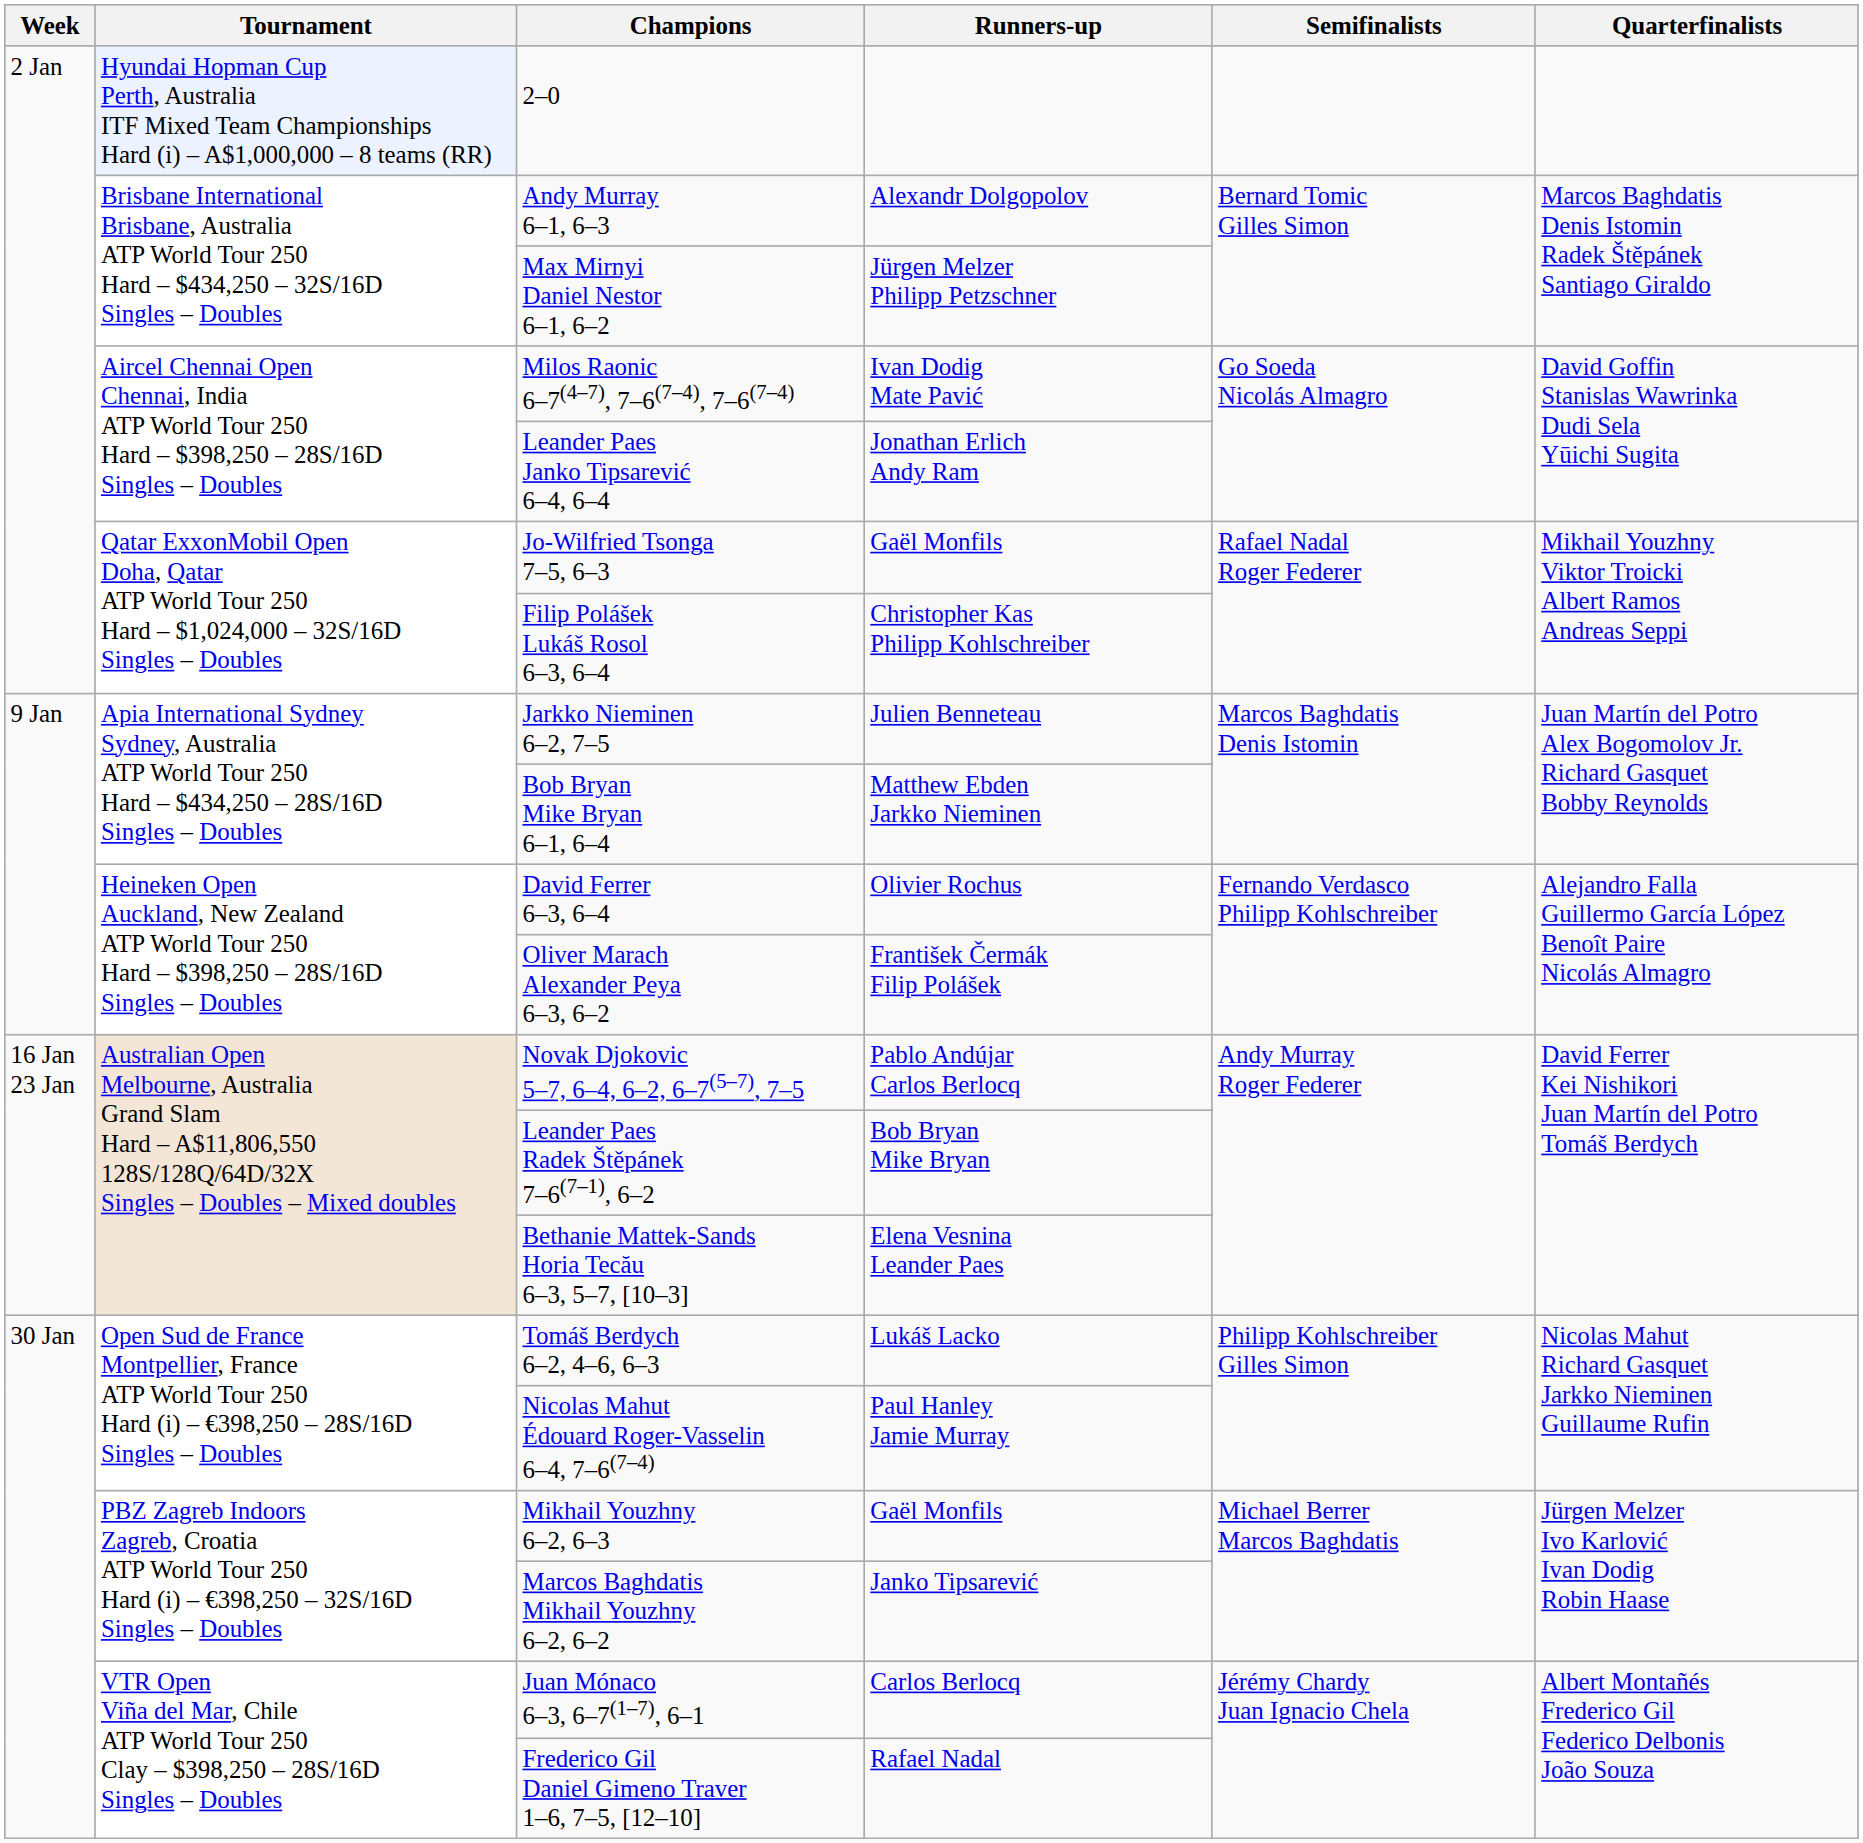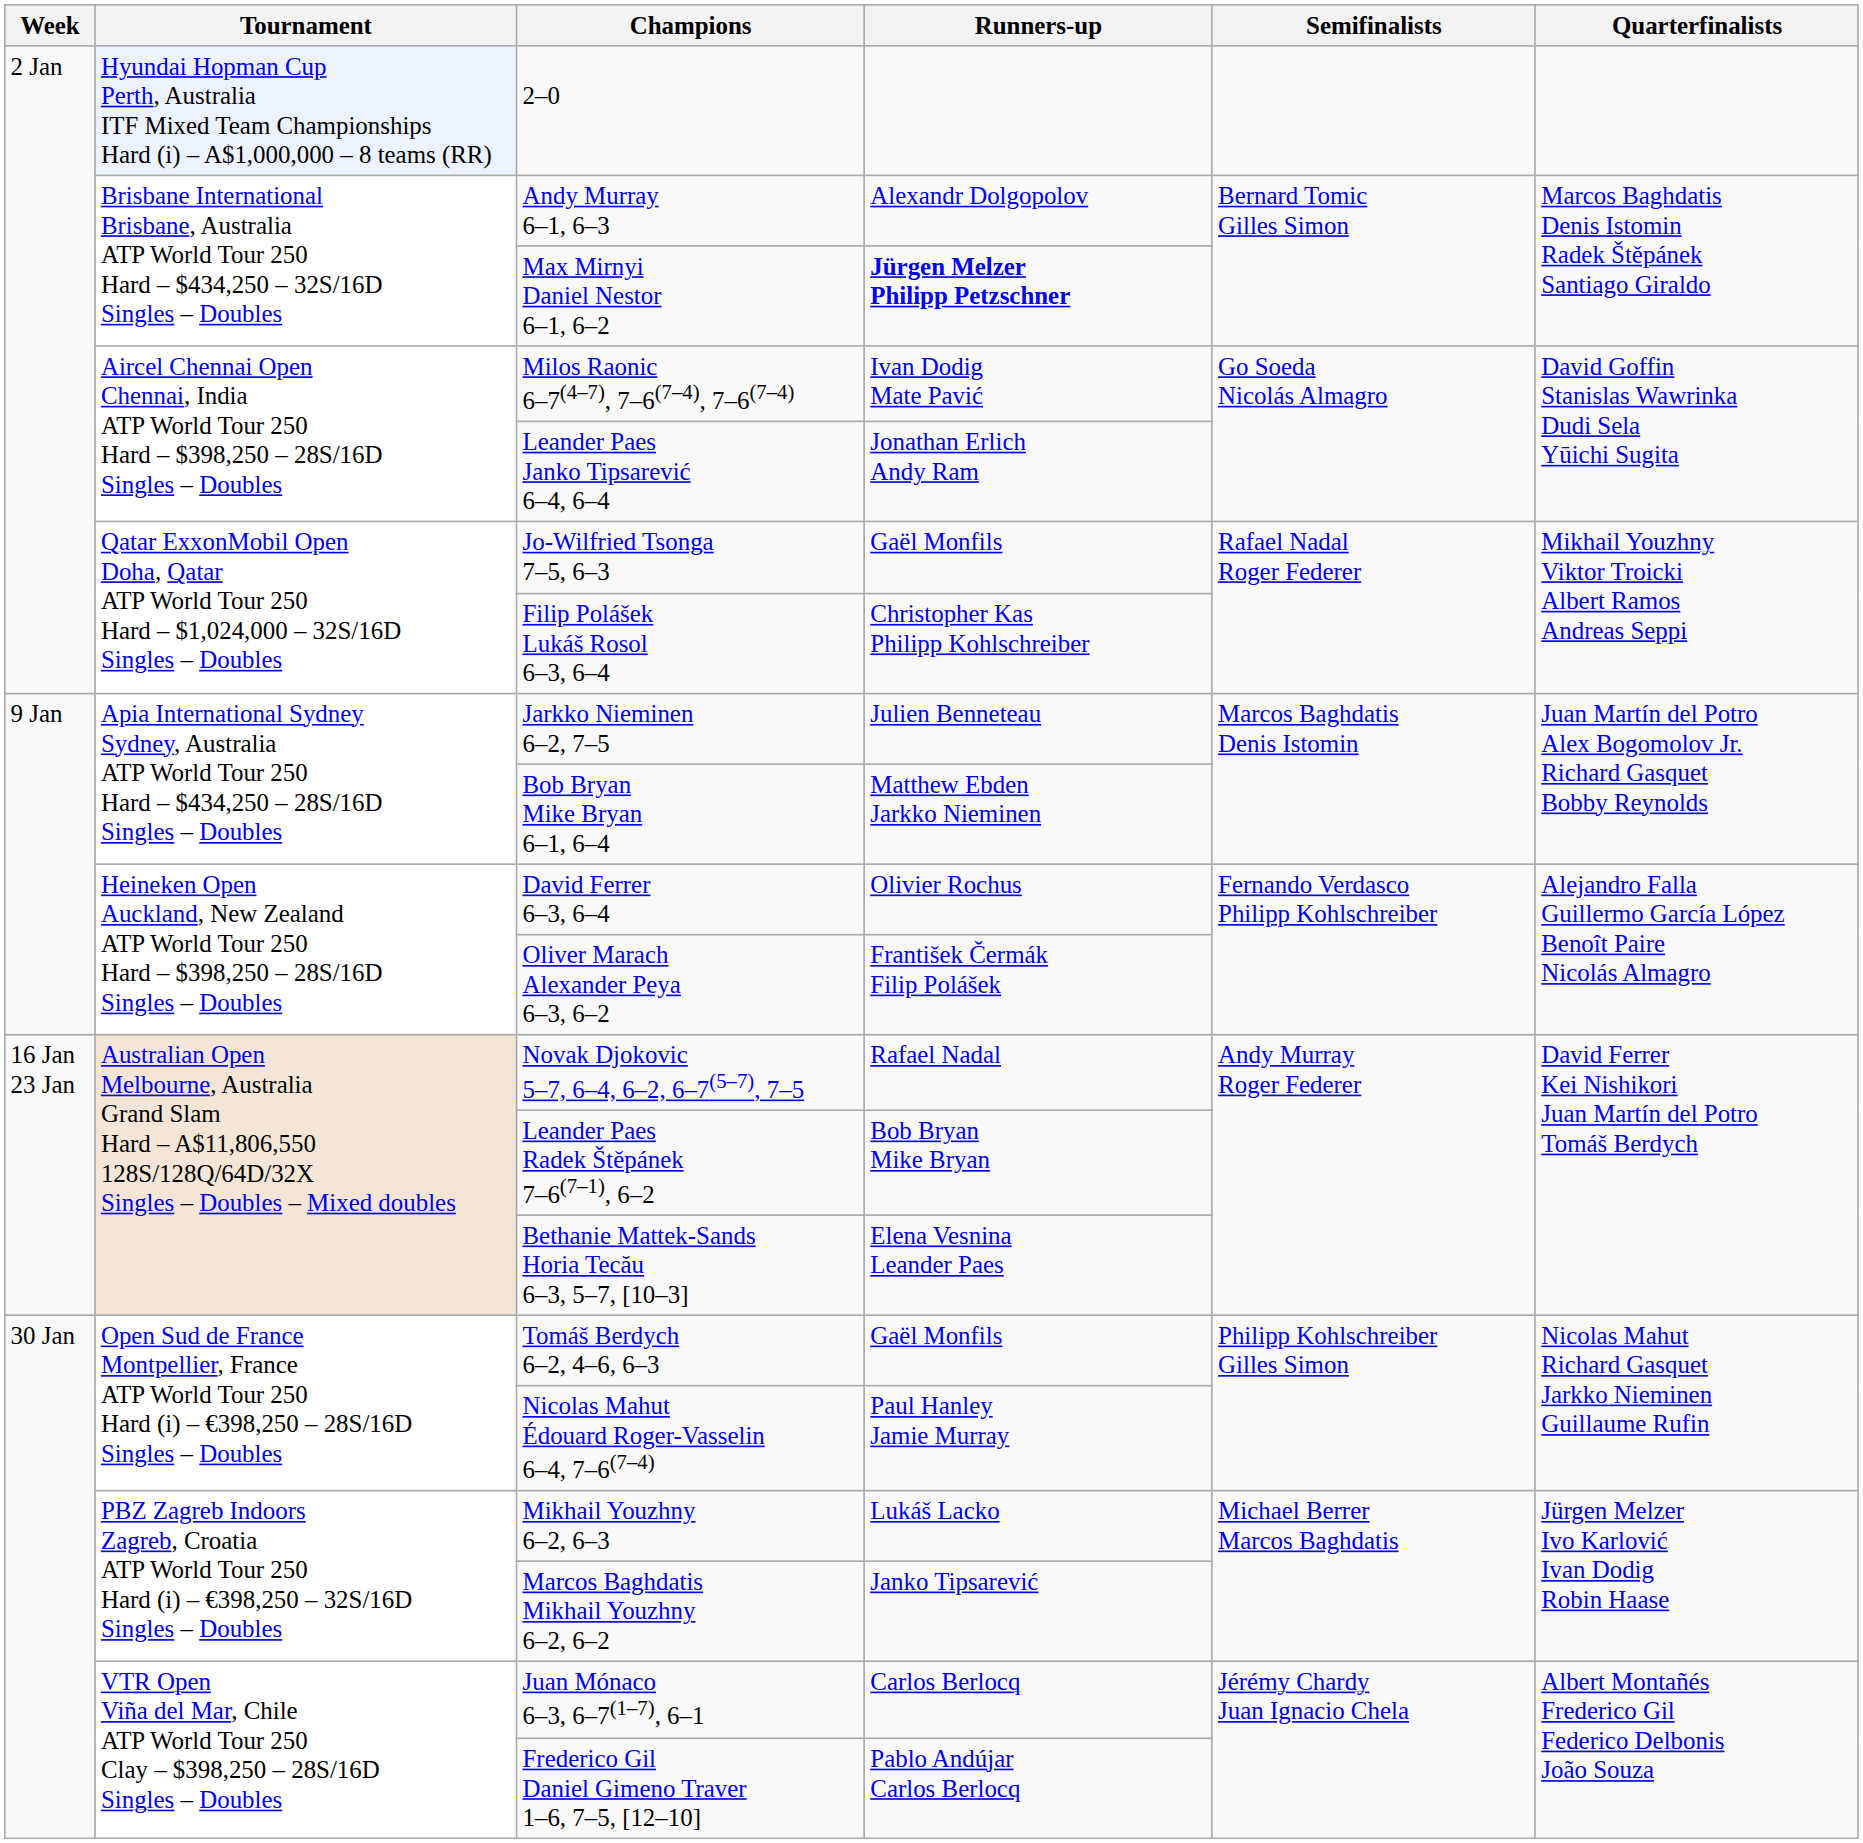(963, 281) normal -> (970, 281) bold
(945, 1069) Pablo Andújar Carlos Berlocq -> (936, 1054) Rafael Nadal
(935, 1335) Lukáš Lacko -> (936, 1335) Gaël Monfils
(936, 1511) Gaël Monfils -> (935, 1511) Lukáš Lacko
(936, 1758) Rafael Nadal -> (945, 1772) Pablo Andújar Carlos Berlocq
